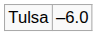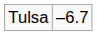(72, 17) –6.0 -> (72, 17) –6.7
